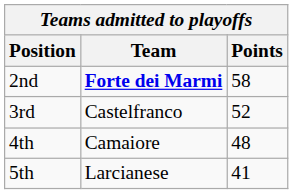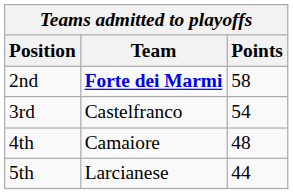(241, 111) 52 -> (241, 111) 54
(241, 173) 41 -> (241, 173) 44
